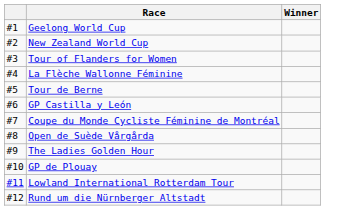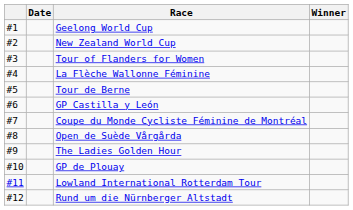+ column: (40, 12)
